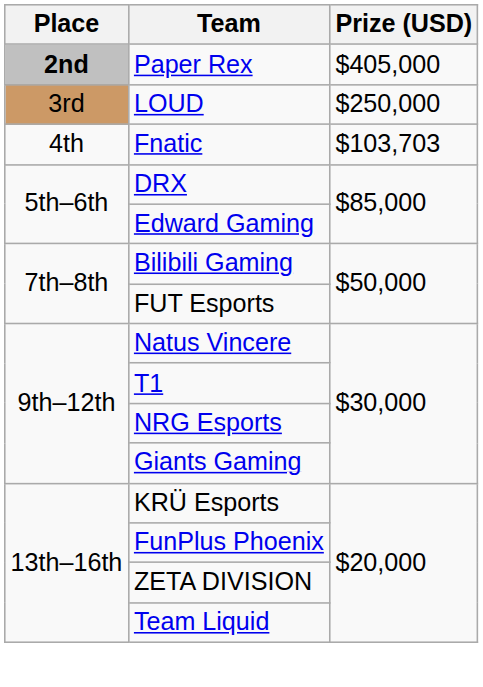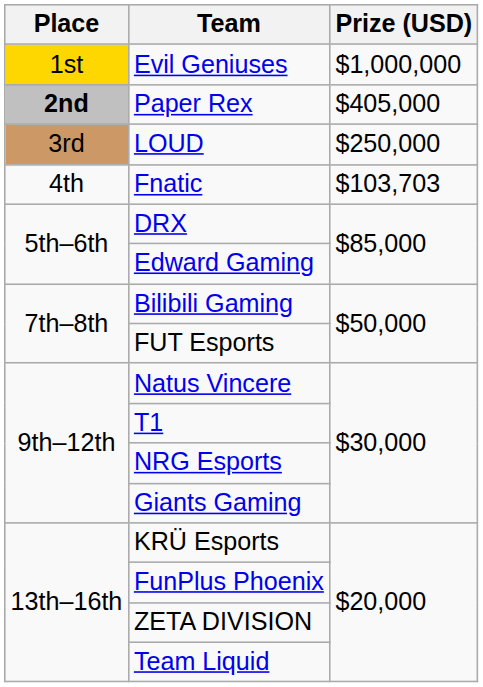+ row: (211, 64)
